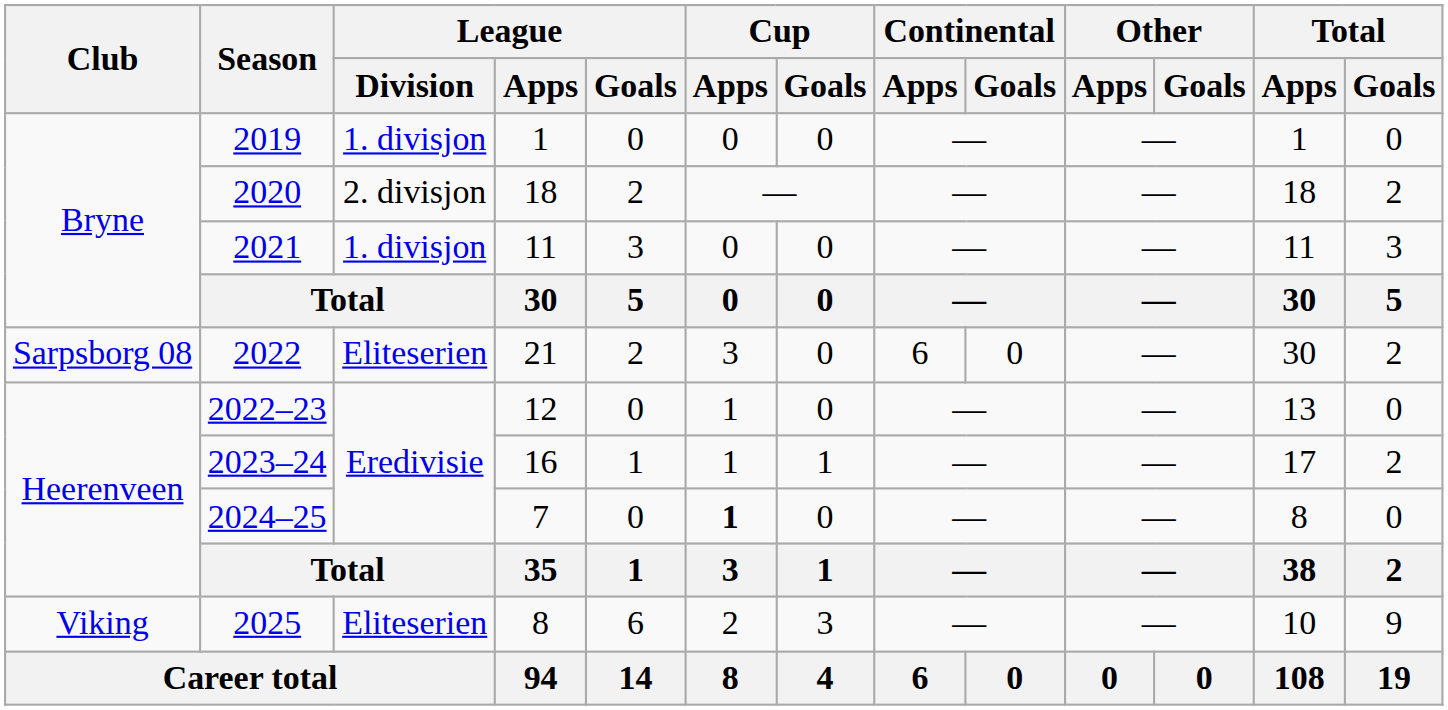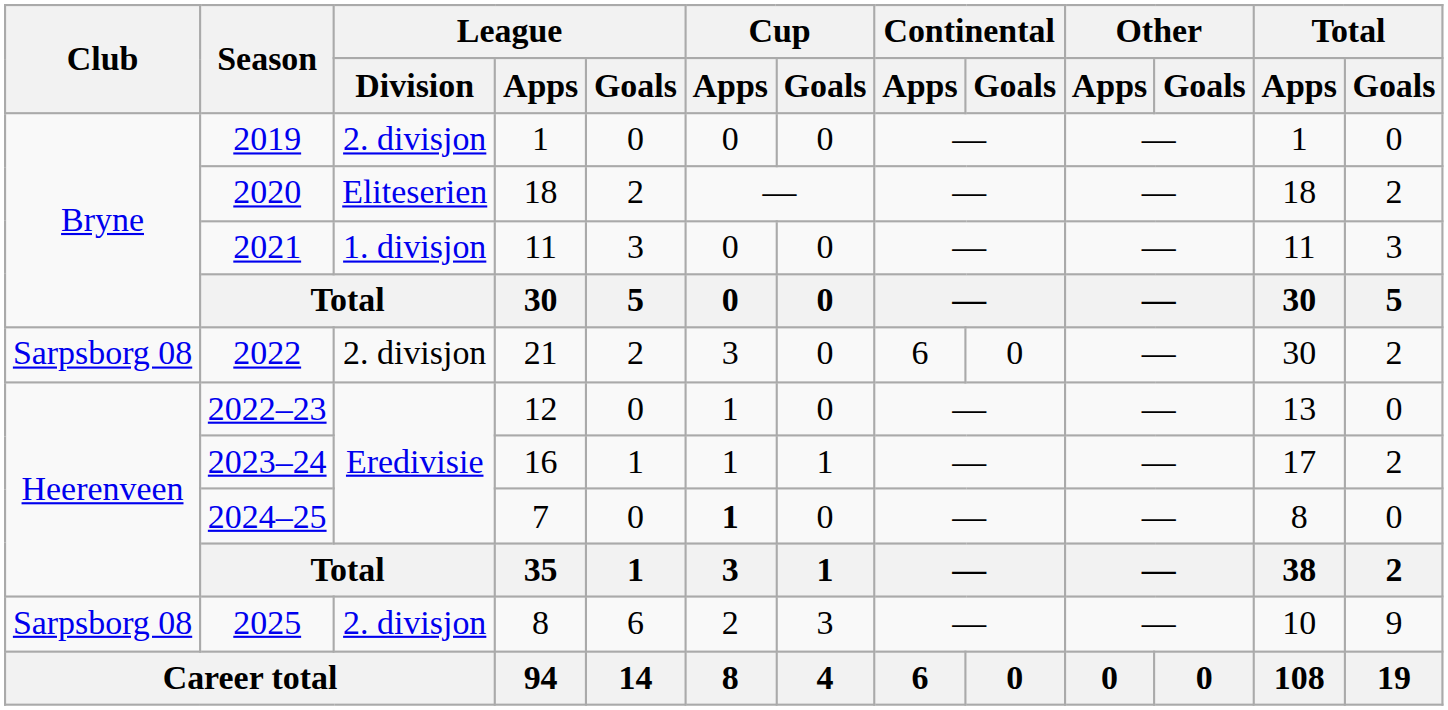(415, 138) 1. divisjon -> (415, 138) 2. divisjon
(415, 192) 2. divisjon -> (415, 192) Eliteserien
(415, 354) Eliteserien -> (415, 354) 2. divisjon
(103, 623) Viking -> (103, 623) Sarpsborg 08
(415, 623) Eliteserien -> (415, 623) 2. divisjon
